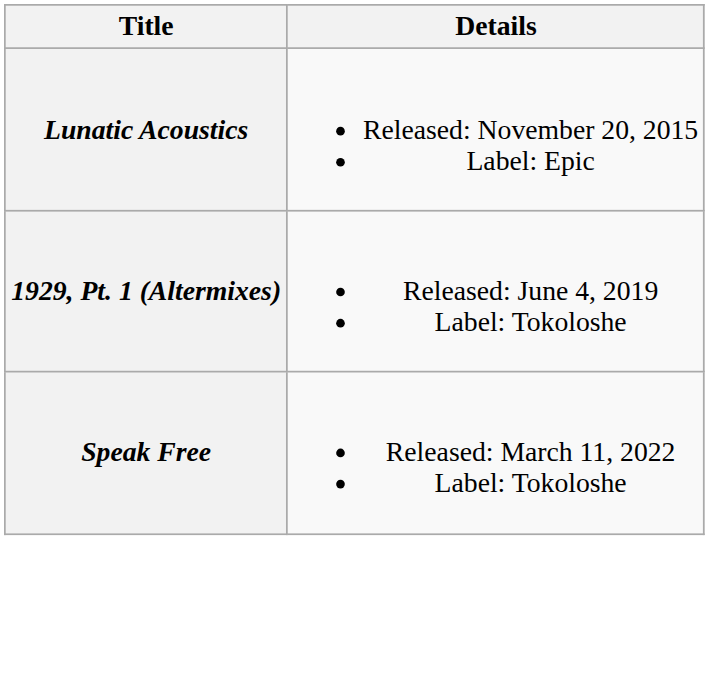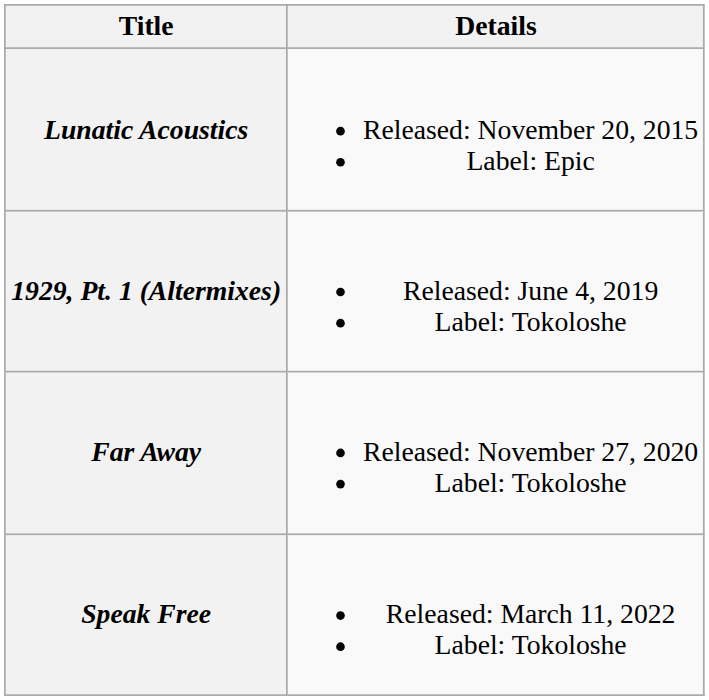+ row: (146, 452)
